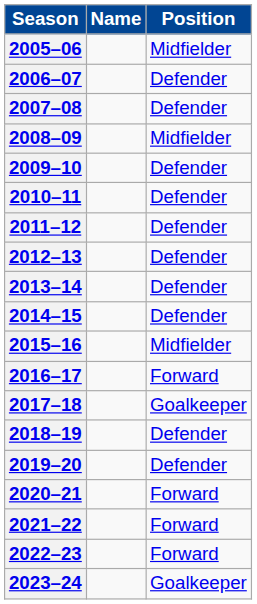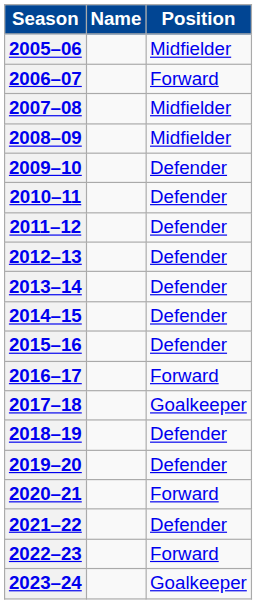(189, 78) Defender -> (184, 78) Forward
(189, 108) Defender -> (191, 108) Midfielder
(191, 345) Midfielder -> (189, 345) Defender
(184, 524) Forward -> (189, 524) Defender
